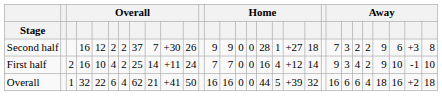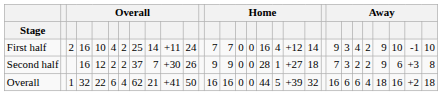rows swapped: (27, 64) <-> (33, 47)
